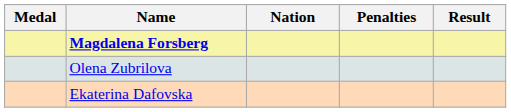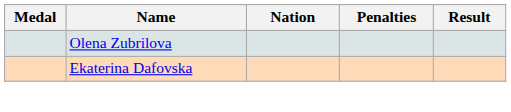- row: (139, 43)
